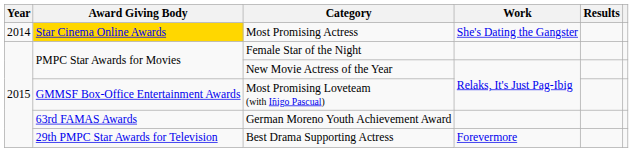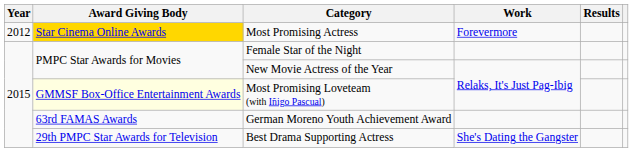(19, 32) 2014 -> (19, 32) 2012
(517, 32) She's Dating the Gangster -> (487, 32) Forevermore
(138, 94) no background -> (138, 94) lightyellow background
(487, 138) Forevermore -> (517, 138) She's Dating the Gangster
